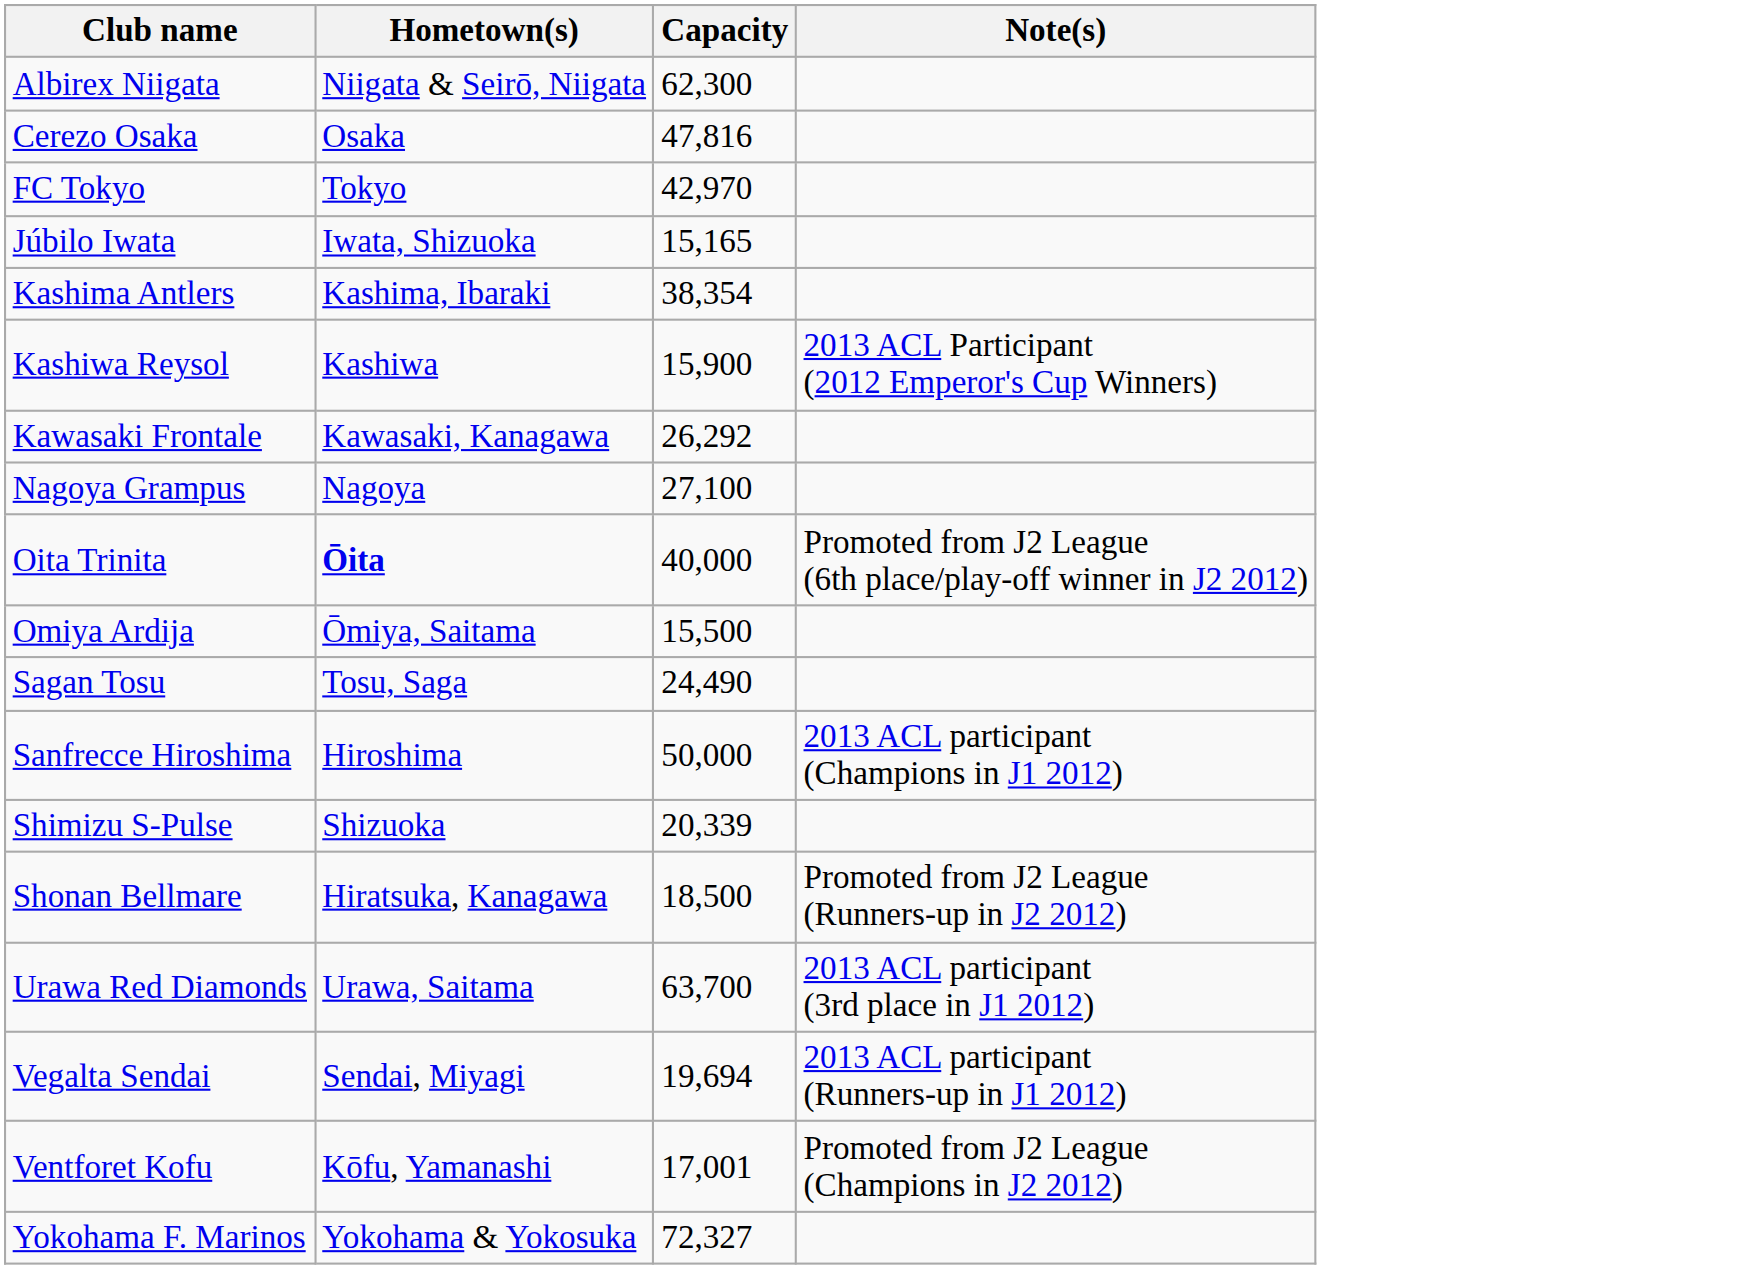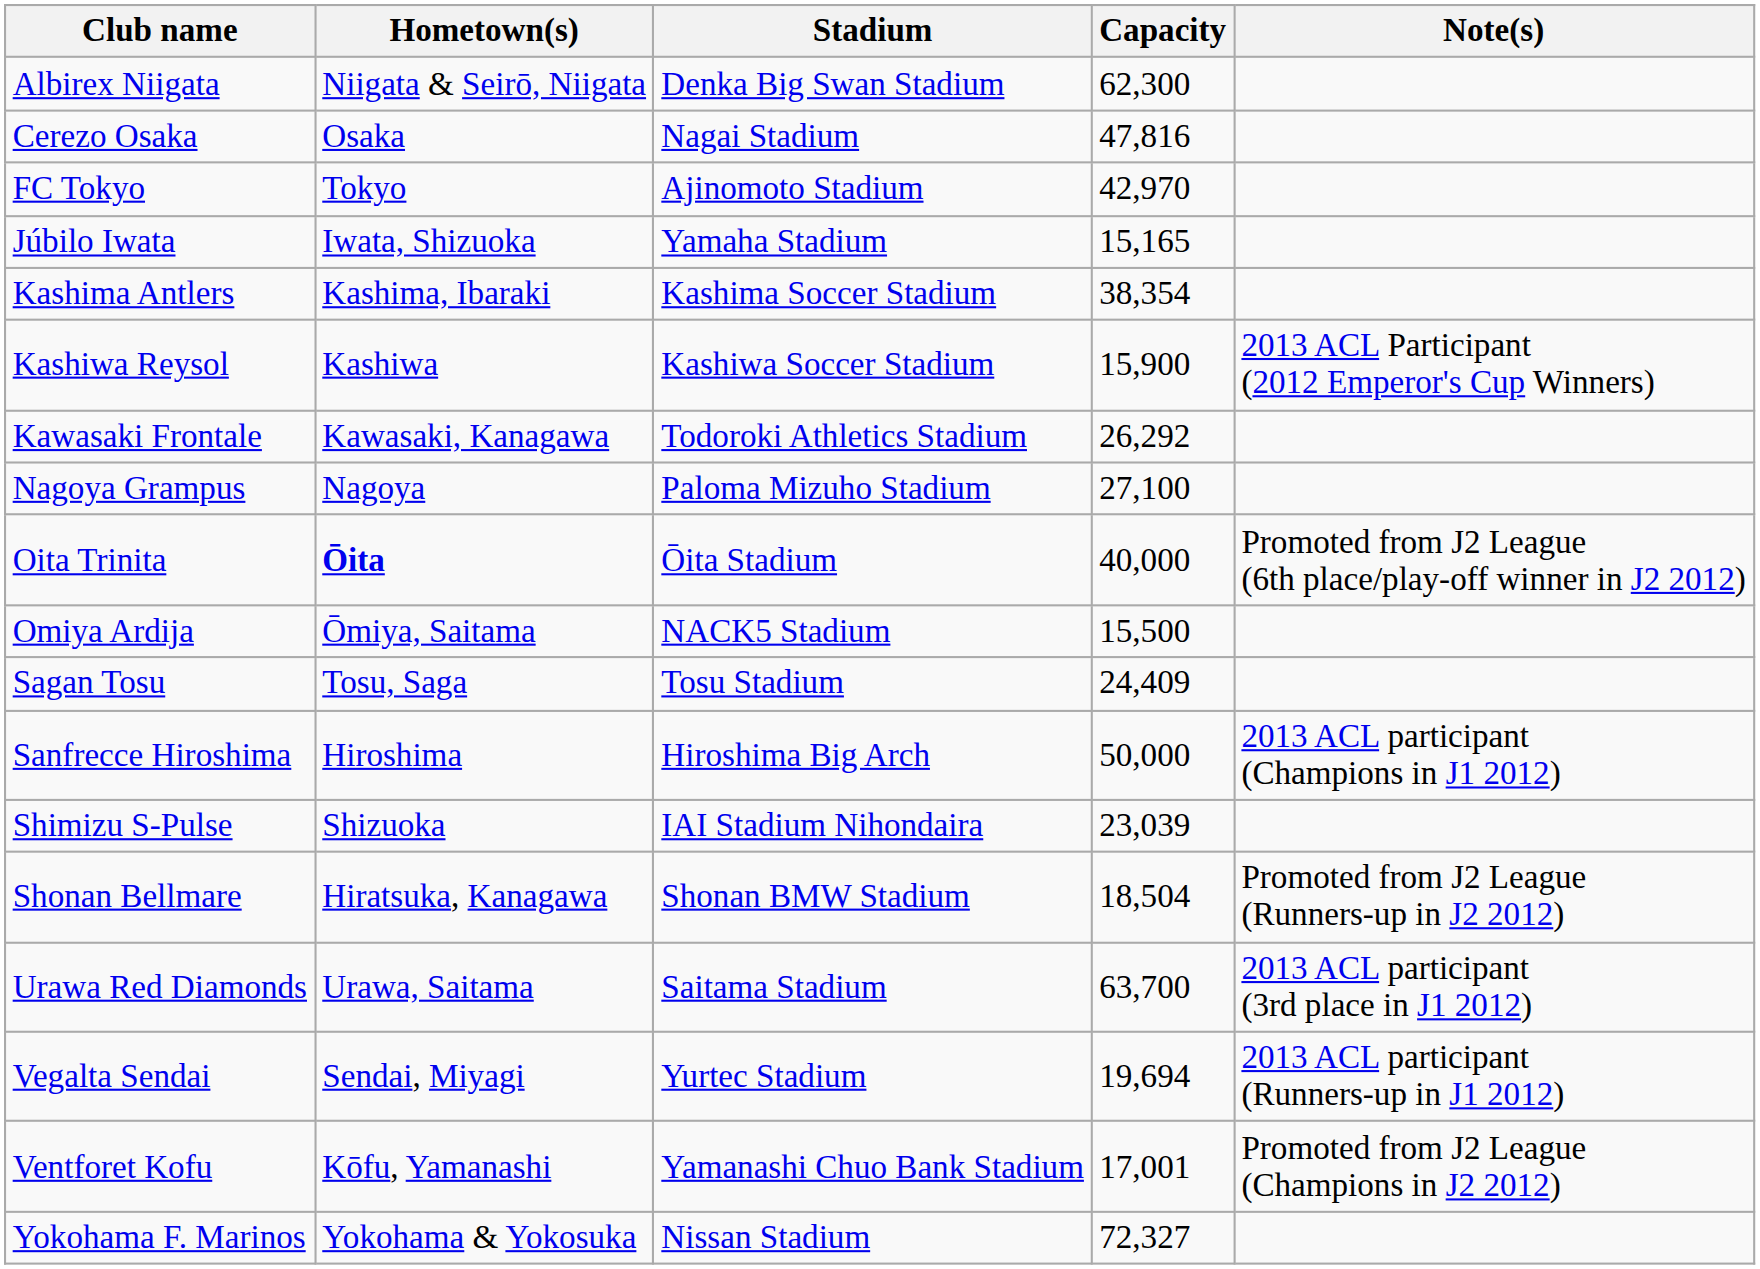+ column: (873, 30)
(707, 683) 24,490 -> (1145, 683) 24,409
(707, 825) 20,339 -> (1145, 825) 23,039
(707, 896) 18,500 -> (1145, 896) 18,504
